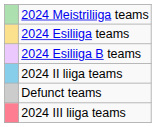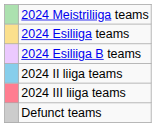rows swapped: (74, 113) <-> (61, 93)
